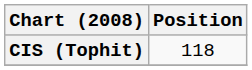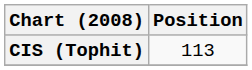(198, 50) 118 -> (198, 50) 113
